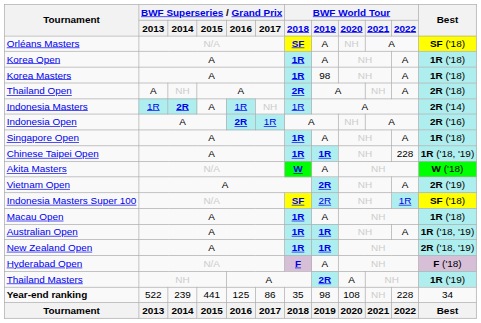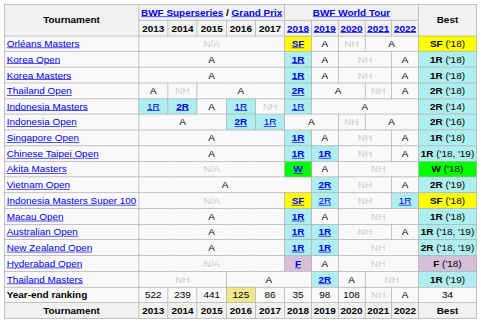(325, 75) 98 -> (325, 75) A
(405, 154) 228 -> (405, 154) A
(241, 295) no background -> (241, 295) khaki background
(405, 295) 228 -> (405, 295) A
